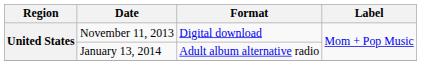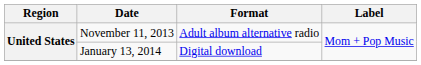(221, 32) Digital download -> (249, 32) Adult album alternative radio
(249, 51) Adult album alternative radio -> (221, 51) Digital download
